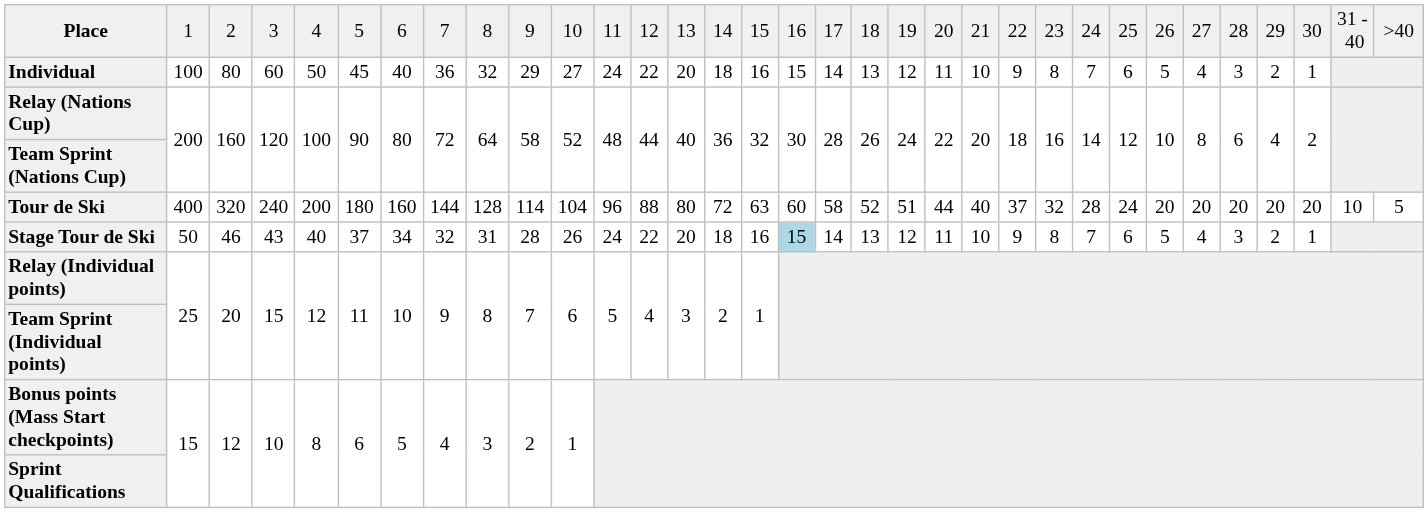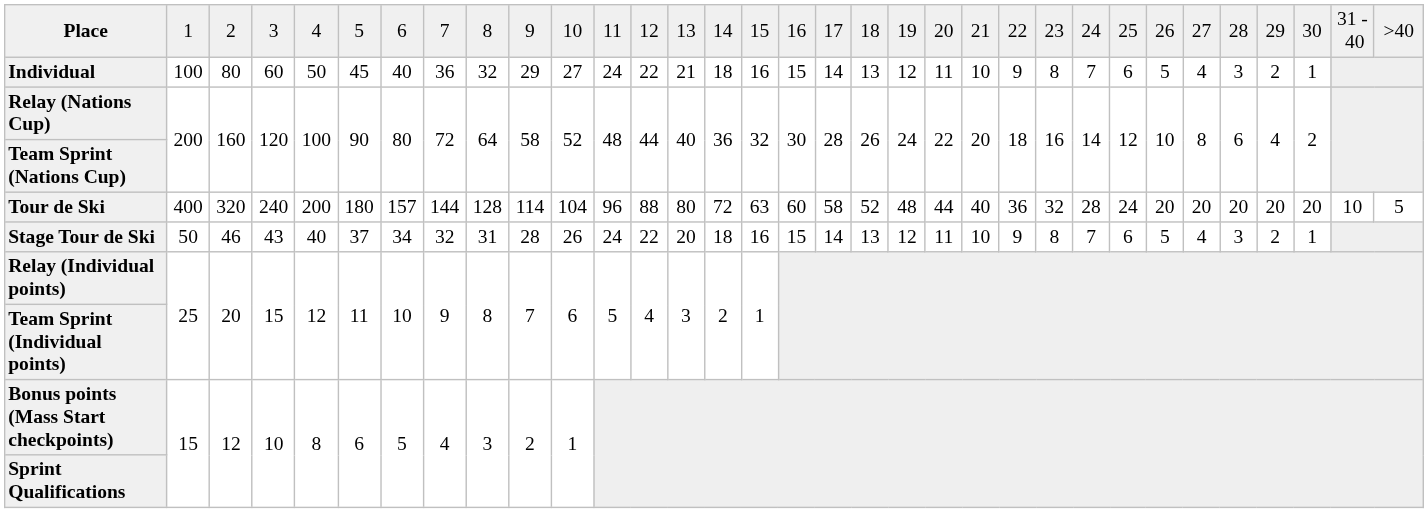(686, 71) 20 -> (686, 71) 21
(402, 206) 160 -> (402, 206) 157
(907, 206) 51 -> (907, 206) 48
(1017, 206) 37 -> (1017, 206) 36
(796, 236) lightblue background -> (796, 236) no background
